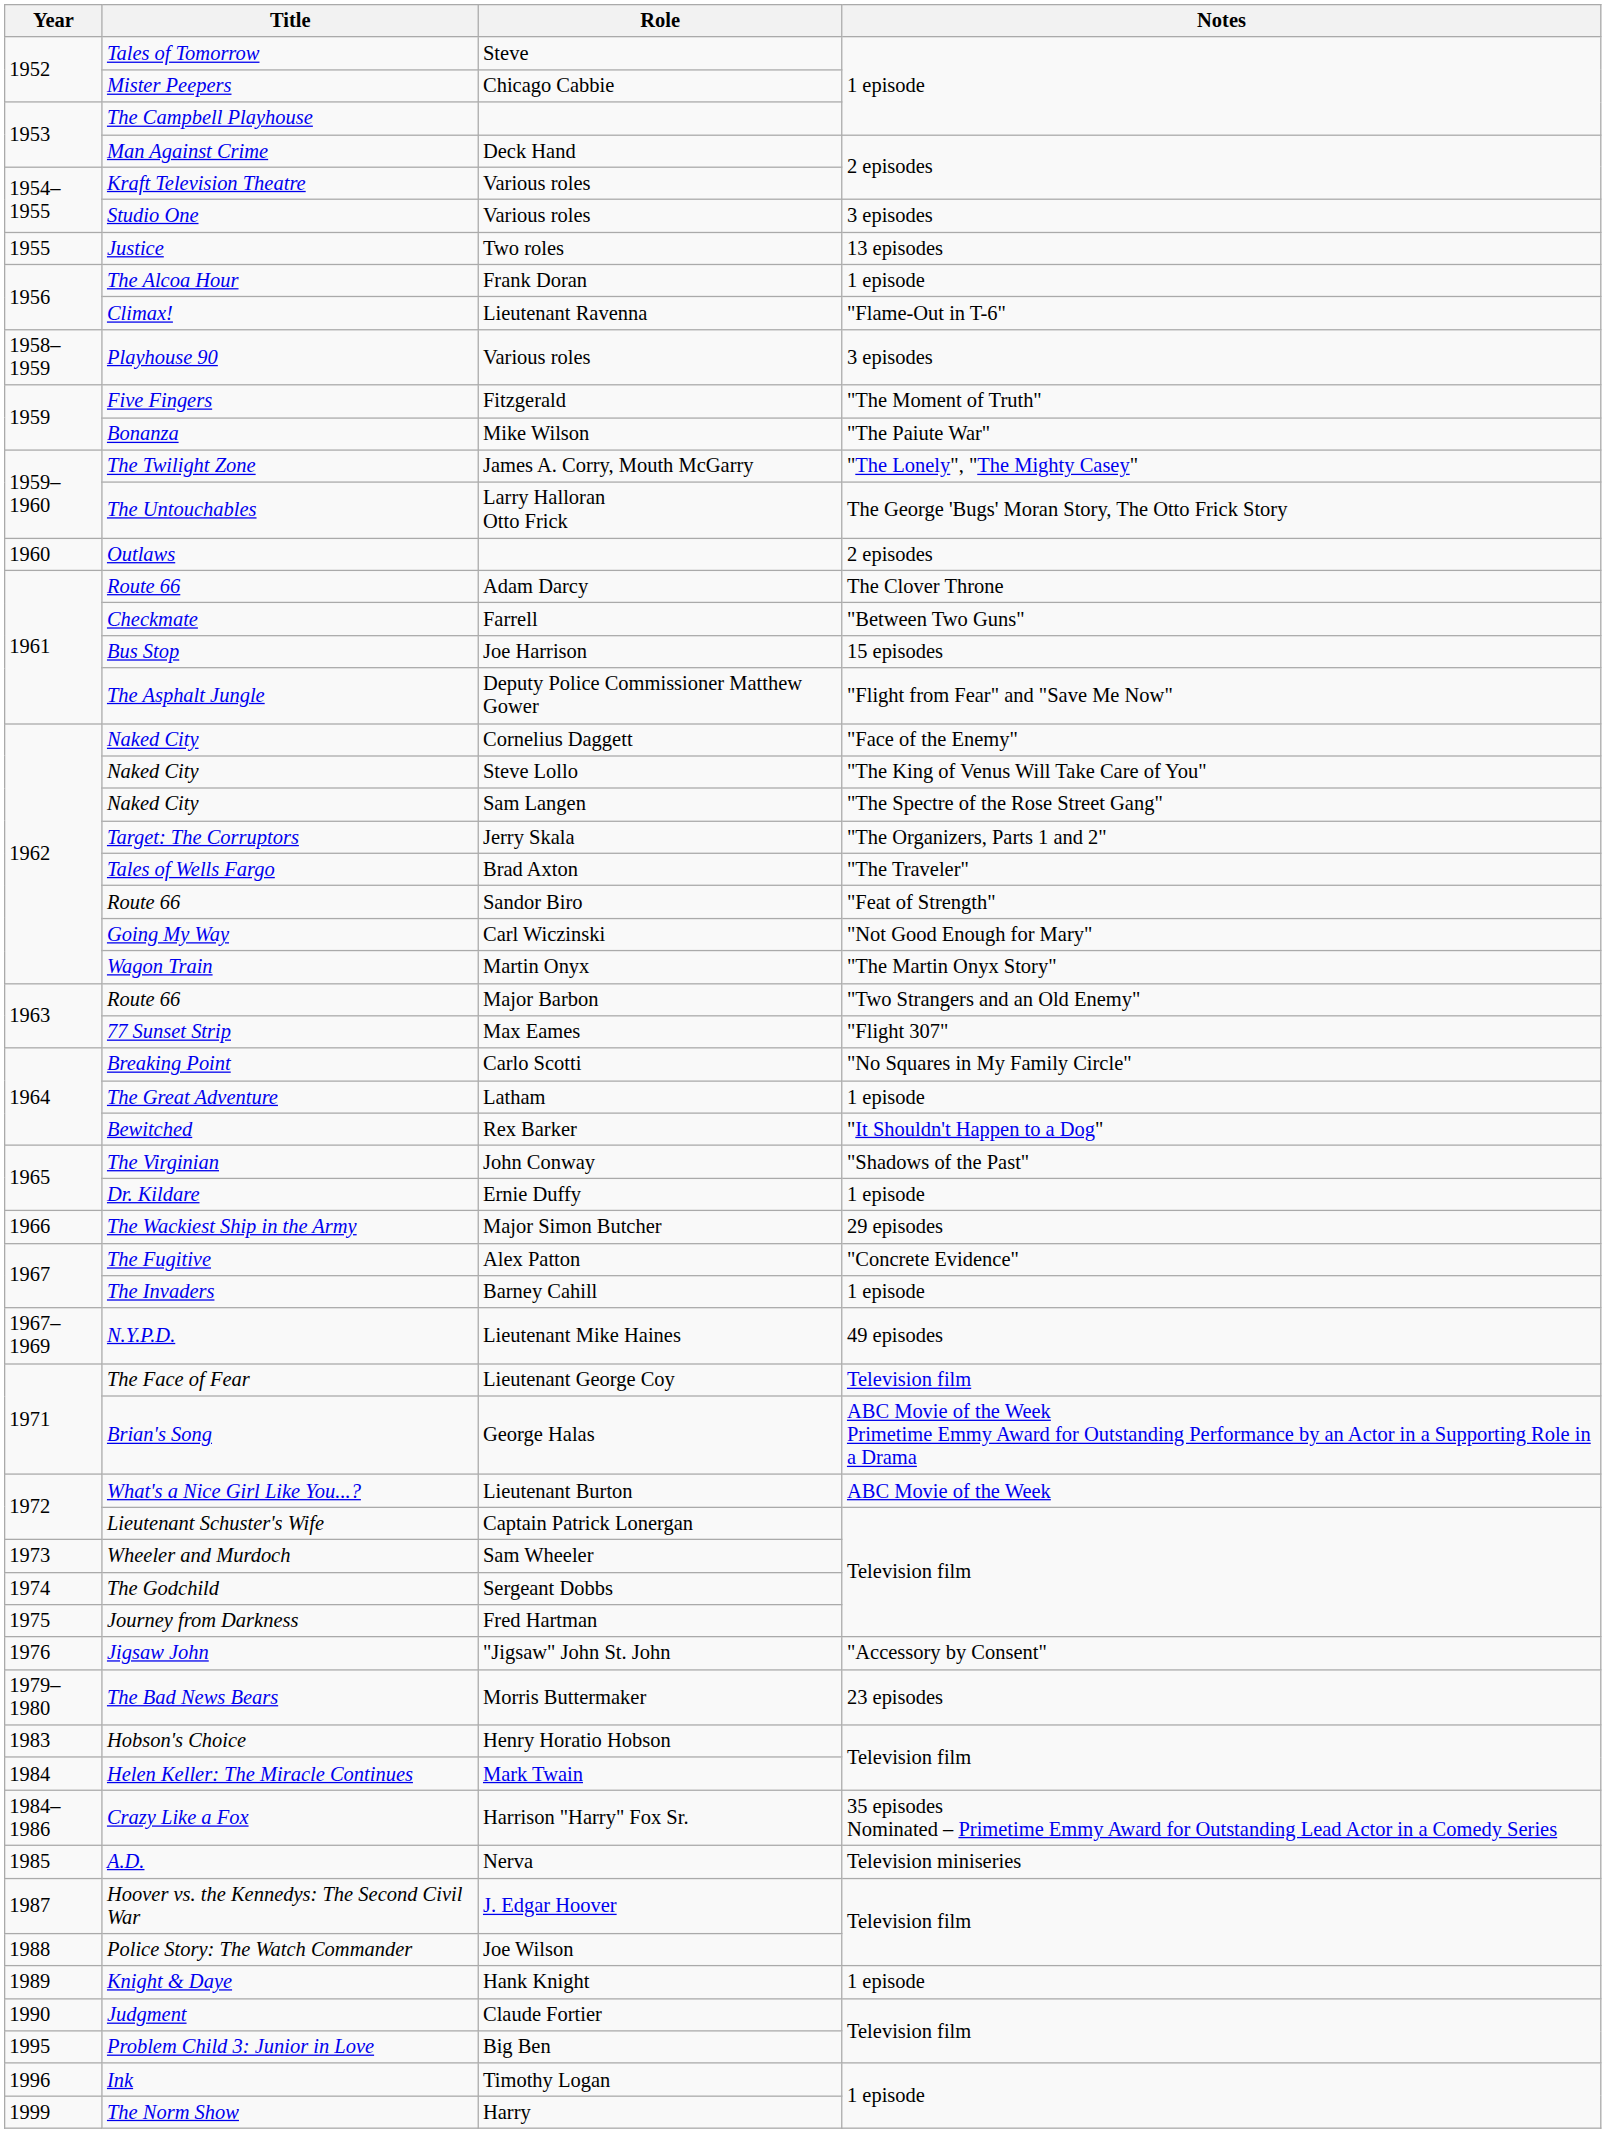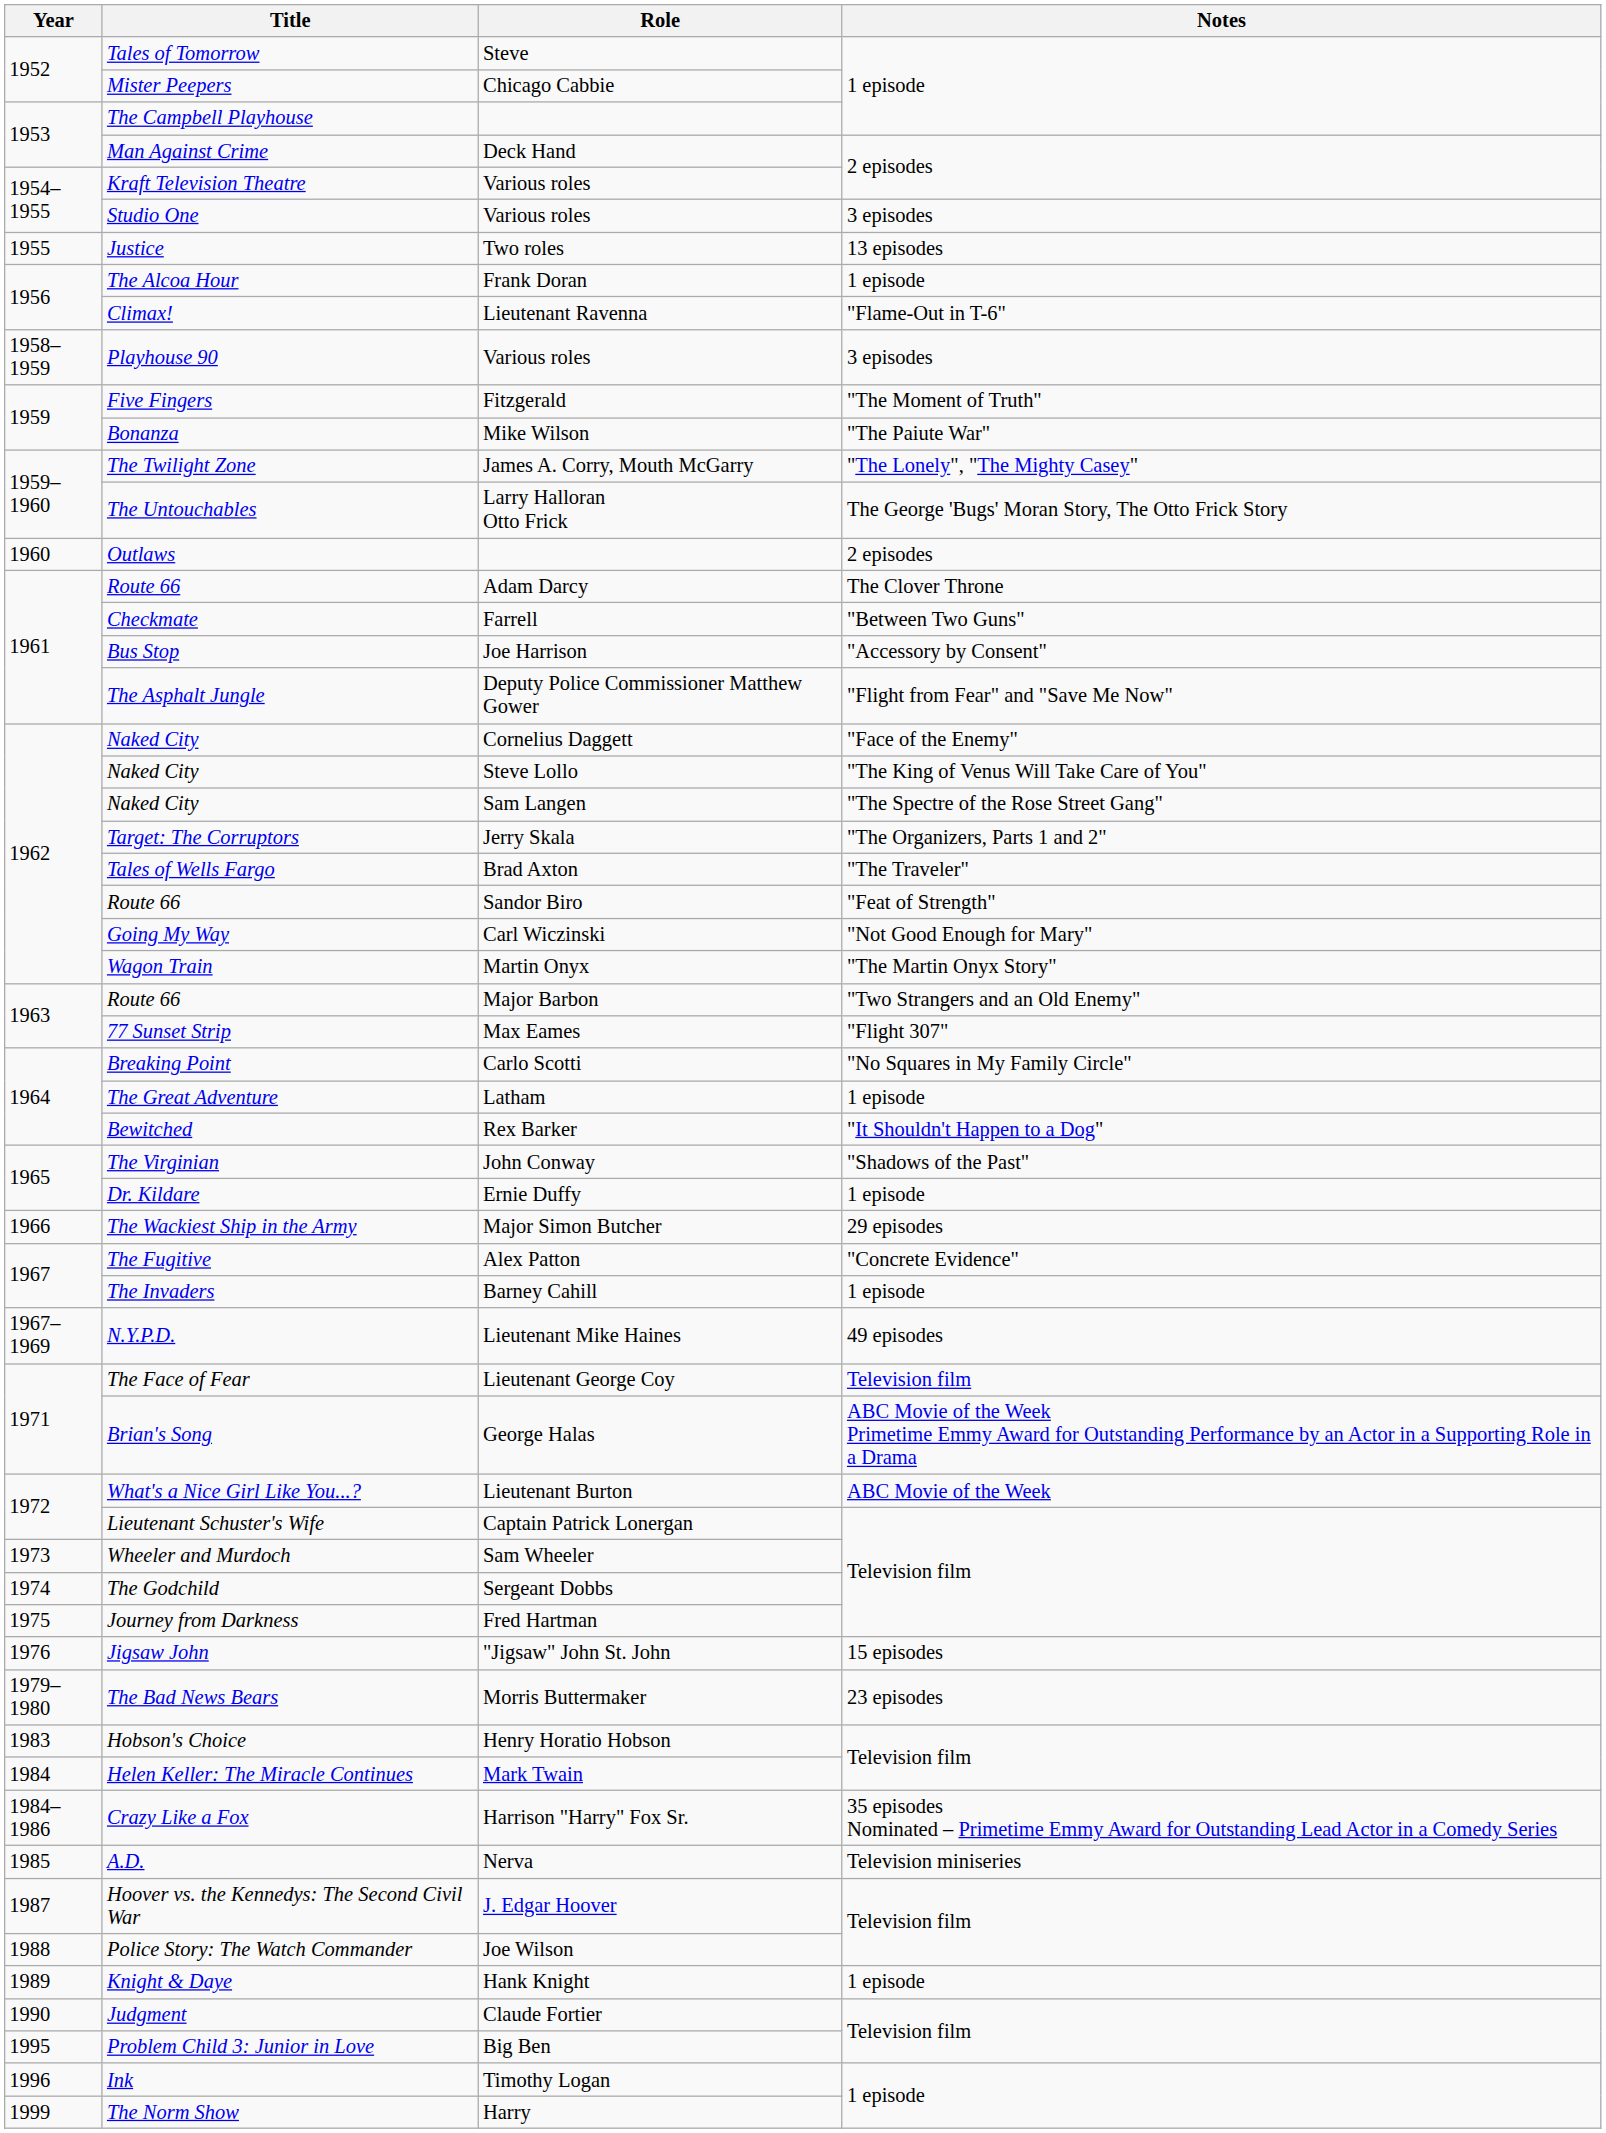(895, 651) 15 episodes -> (947, 651) "Accessory by Consent"
(947, 1653) "Accessory by Consent" -> (895, 1653) 15 episodes
